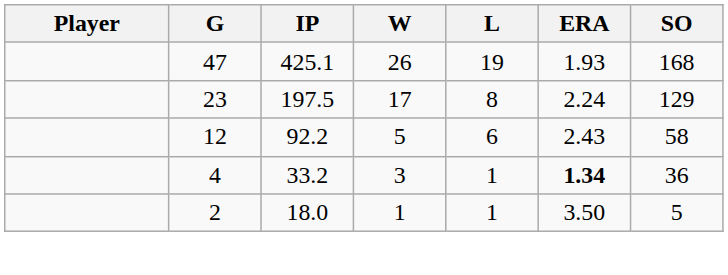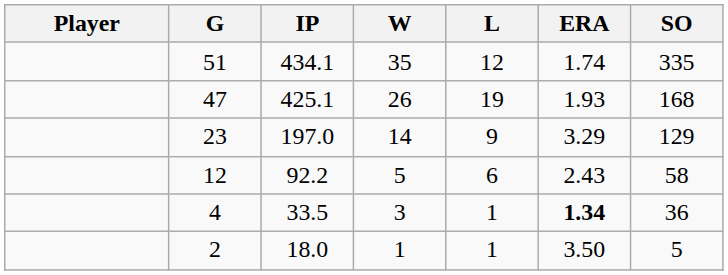+ row: (215, 61)
(307, 99) 197.5 -> (307, 136) 197.0
(400, 99) 17 -> (400, 136) 14
(492, 99) 8 -> (492, 136) 9
(584, 99) 2.24 -> (584, 136) 3.29
(307, 174) 33.2 -> (307, 212) 33.5
